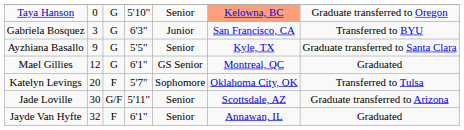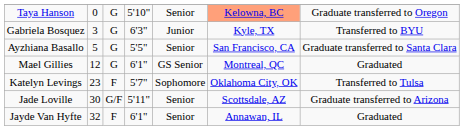(254, 30) San Francisco, CA -> (254, 30) Kyle, TX
(95, 47) 9 -> (95, 47) 5
(254, 47) Kyle, TX -> (254, 47) San Francisco, CA
(95, 82) 20 -> (95, 82) 23
